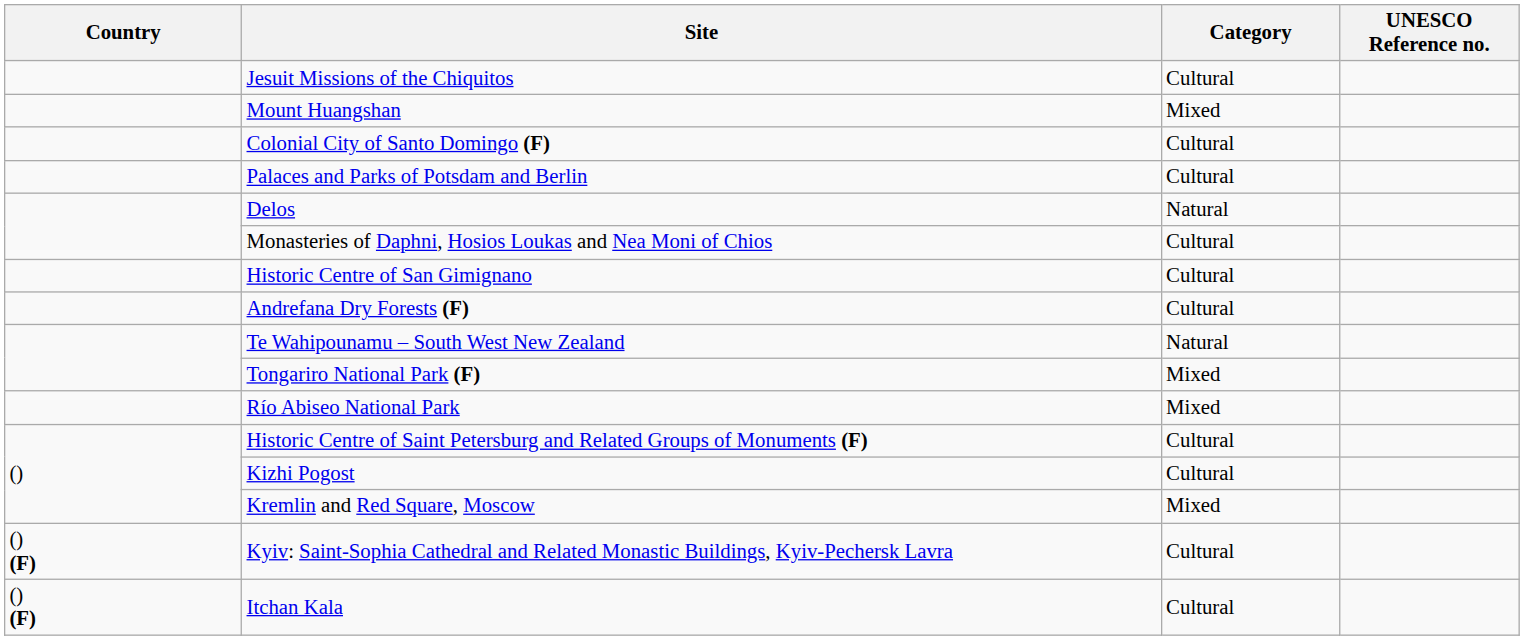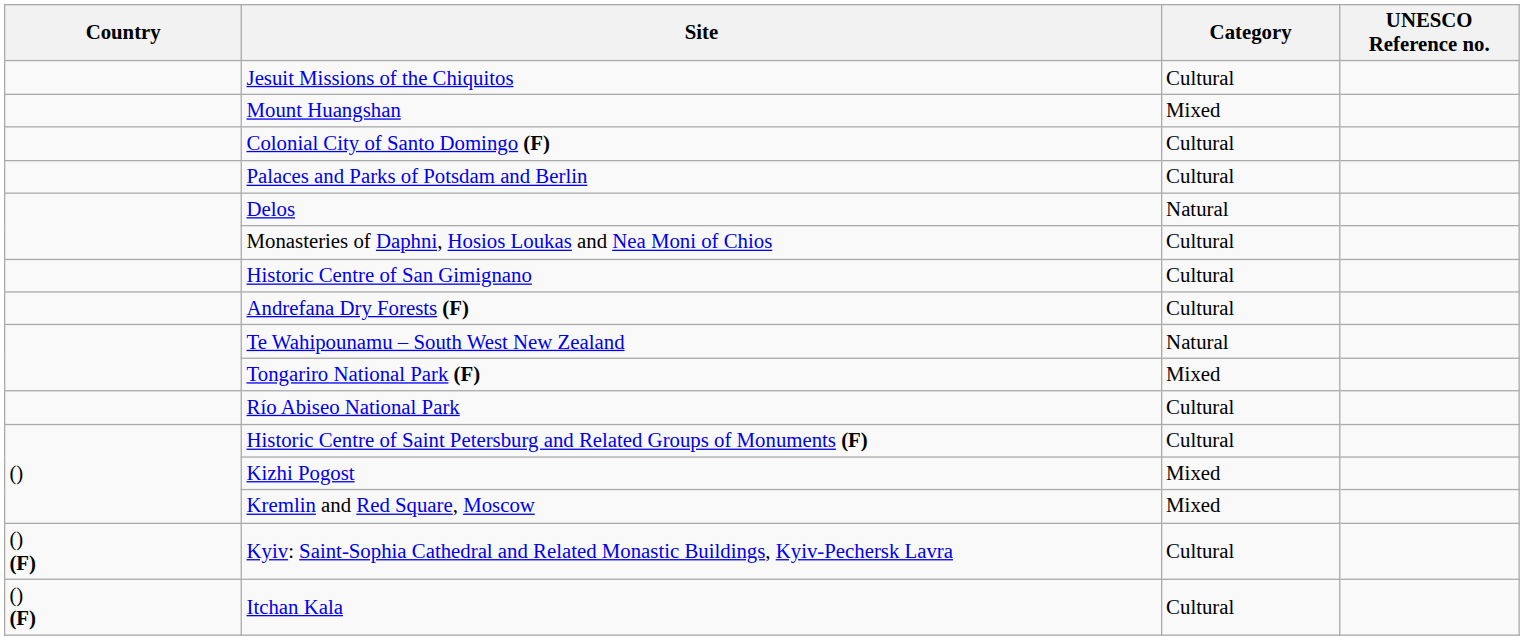(1193, 407) Mixed -> (1200, 407) Cultural
(1200, 473) Cultural -> (1193, 473) Mixed
